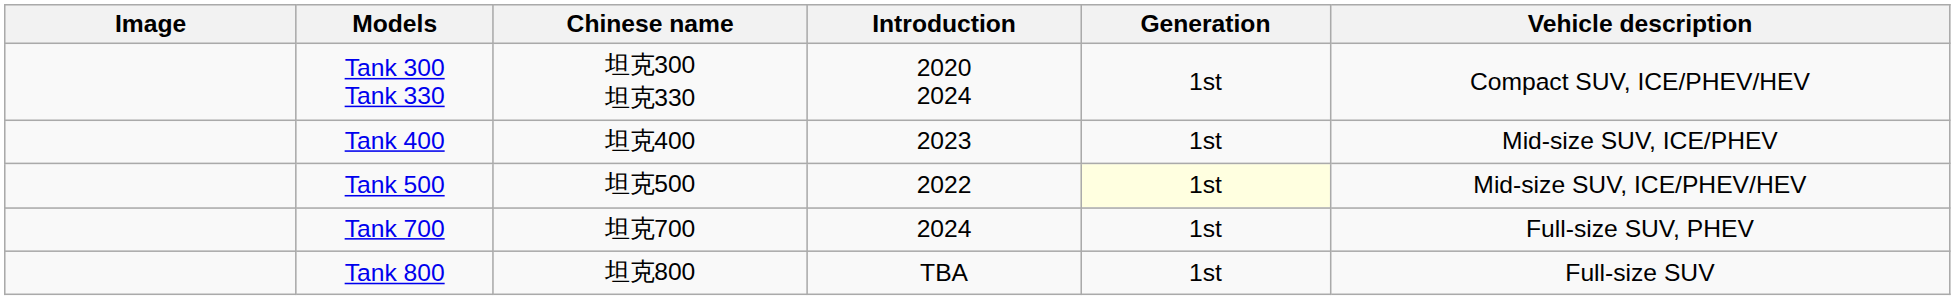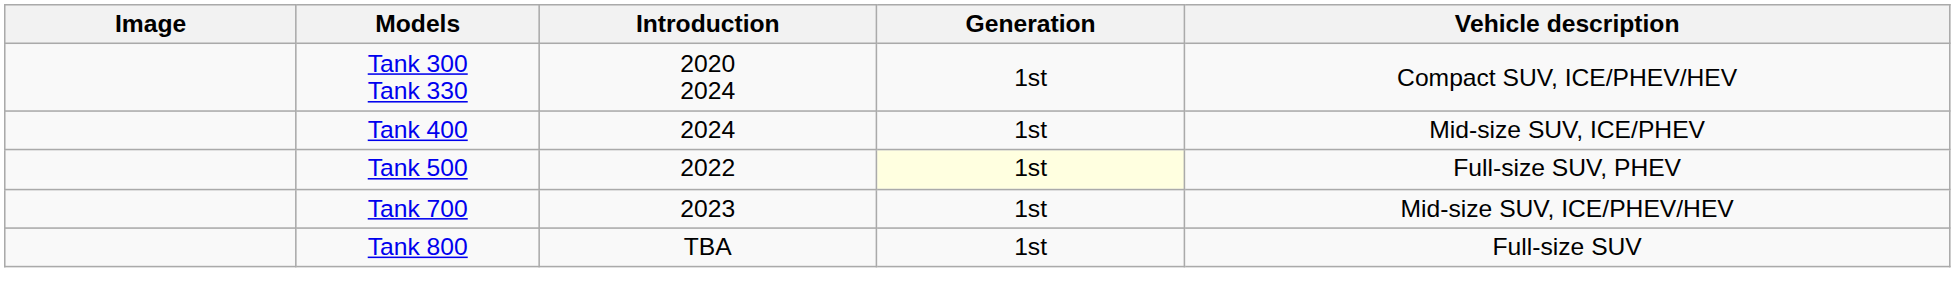- column: (650, 24)
(944, 141) 2023 -> (708, 129) 2024
(1640, 185) Mid-size SUV, ICE/PHEV/HEV -> (1567, 168) Full-size SUV, PHEV
(944, 228) 2024 -> (708, 208) 2023
(1640, 228) Full-size SUV, PHEV -> (1567, 208) Mid-size SUV, ICE/PHEV/HEV
